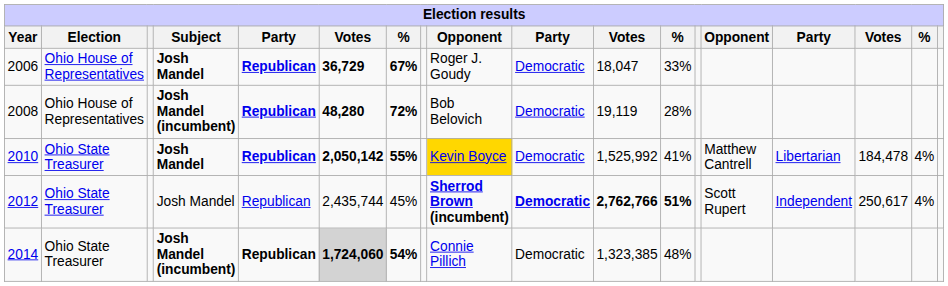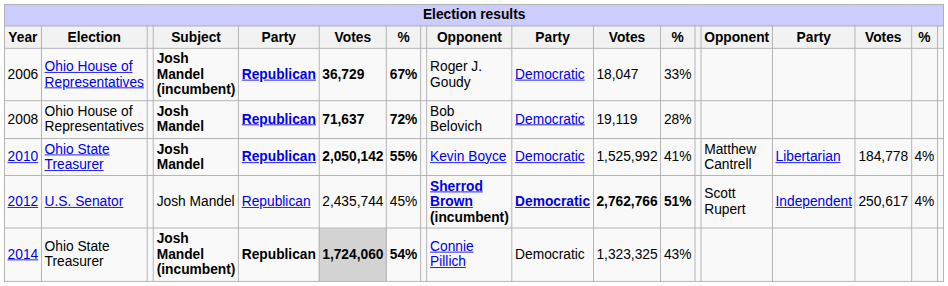(180, 66) Josh Mandel -> (196, 74) Josh Mandel (incumbent)
(196, 111) Josh Mandel (incumbent) -> (180, 119) Josh Mandel
(343, 111) 48,280 -> (343, 119) 71,637
(468, 156) gold background -> (468, 156) no background
(883, 156) 184,478 -> (883, 156) 184,778
(77, 201) Ohio State Treasurer -> (84, 201) U.S. Senator
(627, 254) 1,323,385 -> (627, 254) 1,323,325
(678, 254) 48% -> (678, 254) 43%
